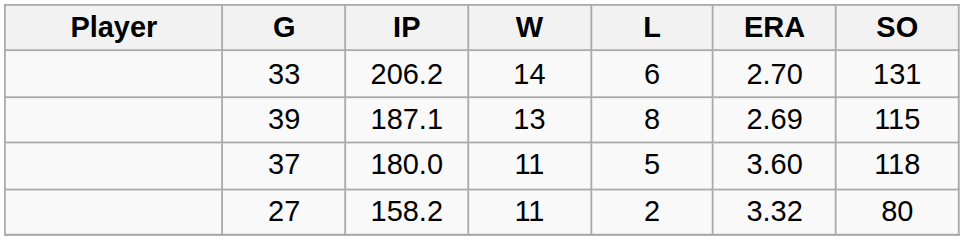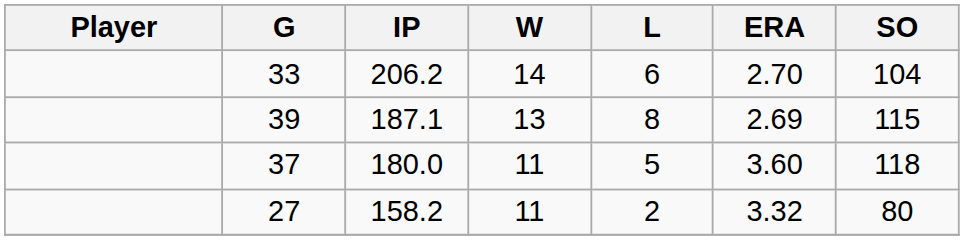(897, 73) 131 -> (897, 73) 104
